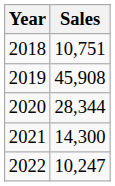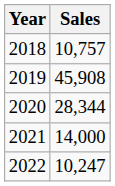(80, 48) 10,751 -> (80, 48) 10,757
(80, 136) 14,300 -> (80, 136) 14,000
